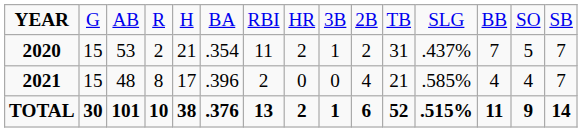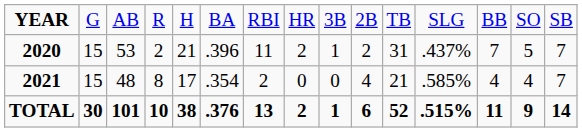(222, 50) .354 -> (222, 50) .396
(222, 80) .396 -> (222, 80) .354
